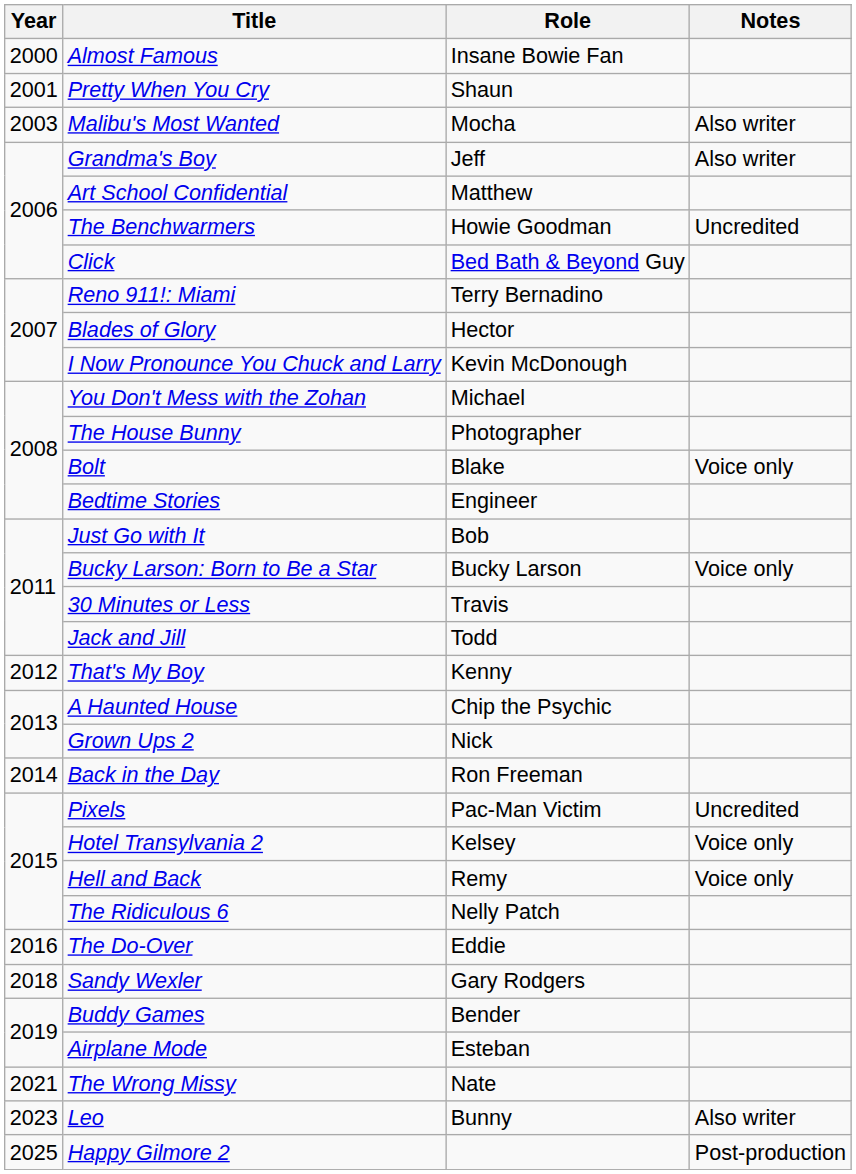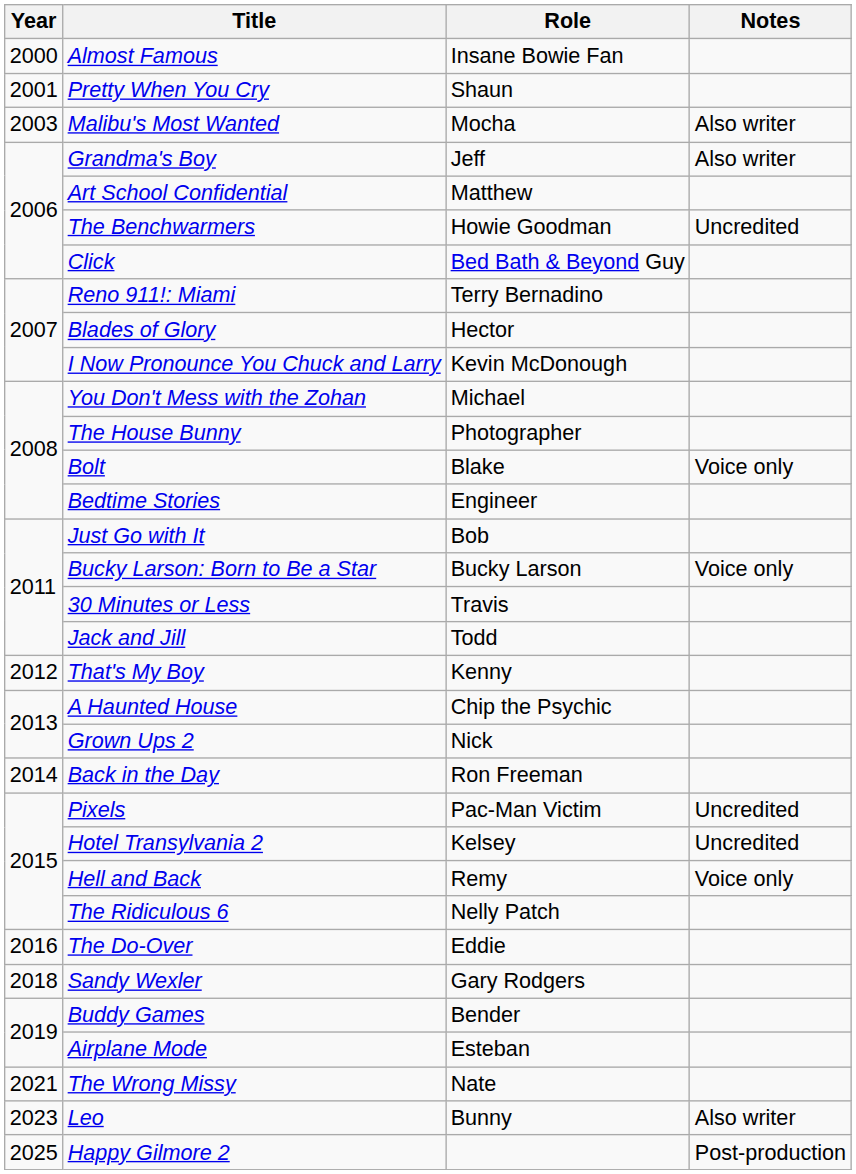(744, 843) Voice only -> (747, 843) Uncredited
